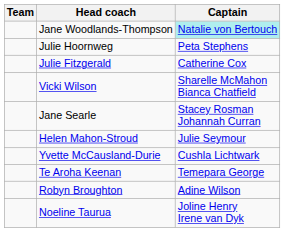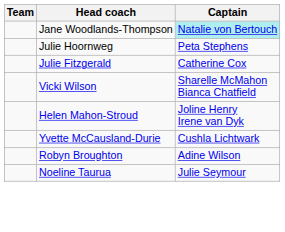- row: (68, 116)
(212, 139) Julie Seymour -> (211, 116) Joline Henry Irene van Dyk
- row: (80, 173)
(211, 213) Joline Henry Irene van Dyk -> (212, 173) Julie Seymour
